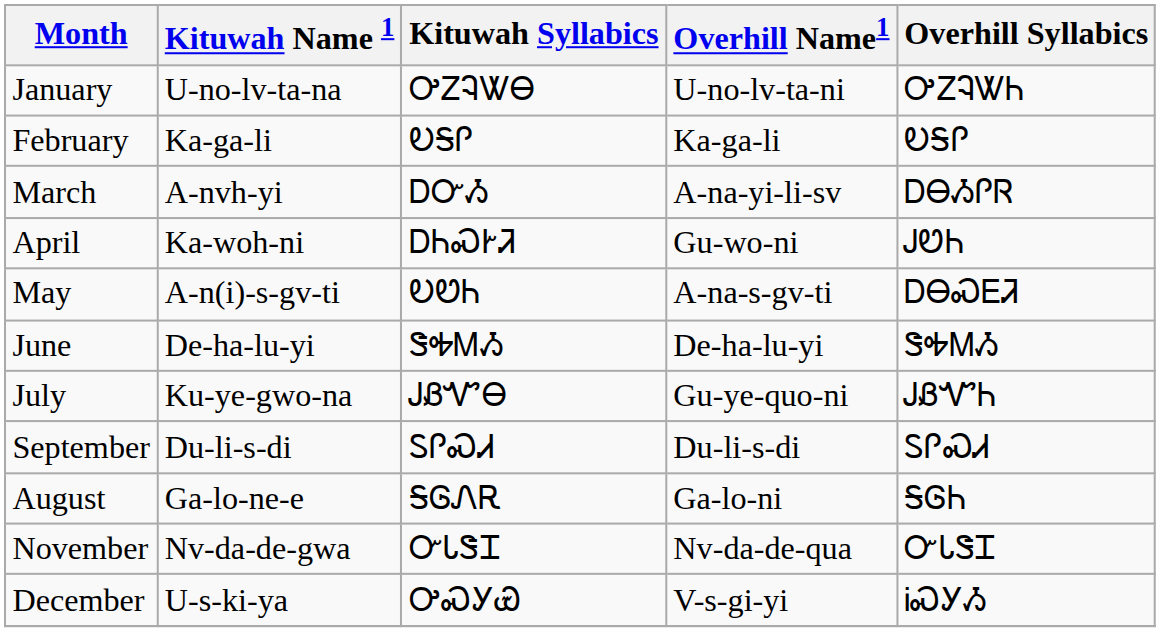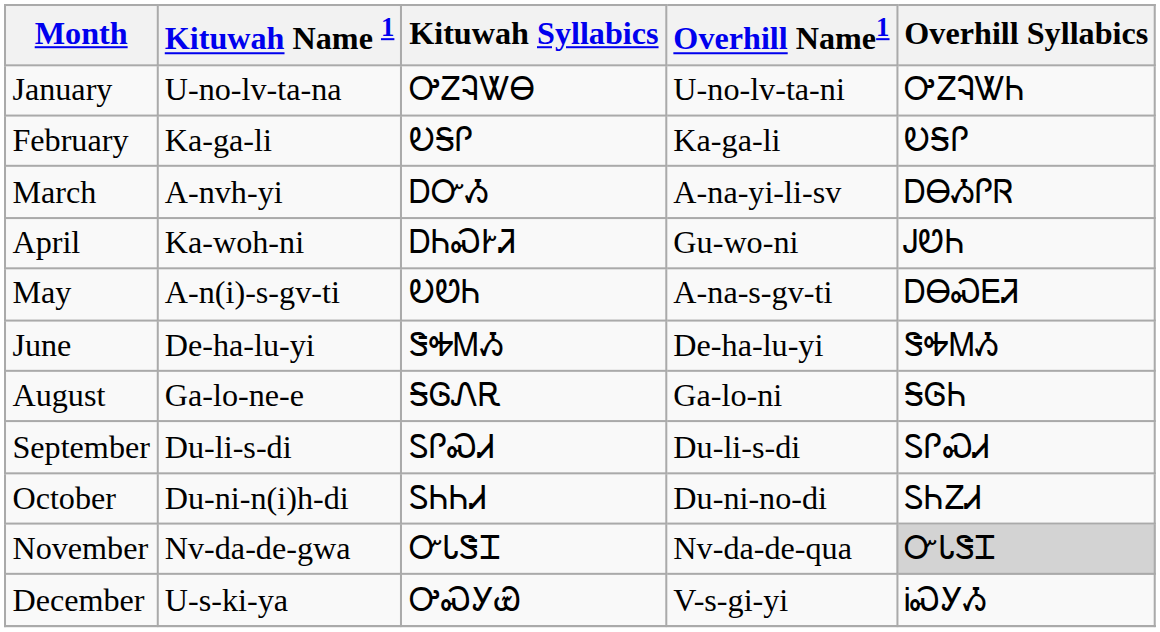- row: (39, 395)
rows swapped: (59, 497) <-> (81, 446)
+ row: (64, 497)
(951, 548) no background -> (951, 548) lightgrey background
